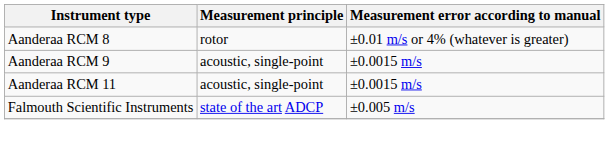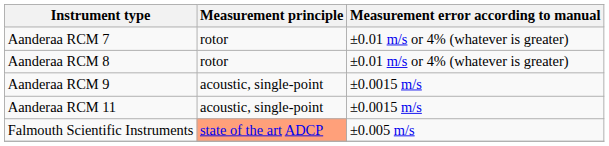+ row: (59, 38)
(262, 107) no background -> (262, 130) lightsalmon background
